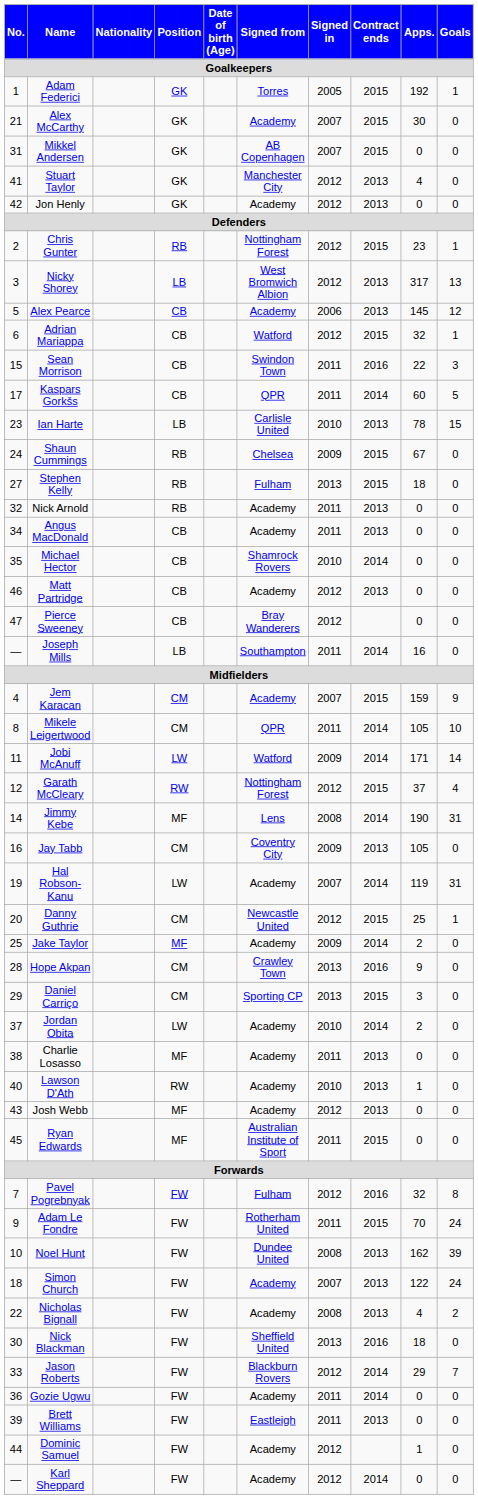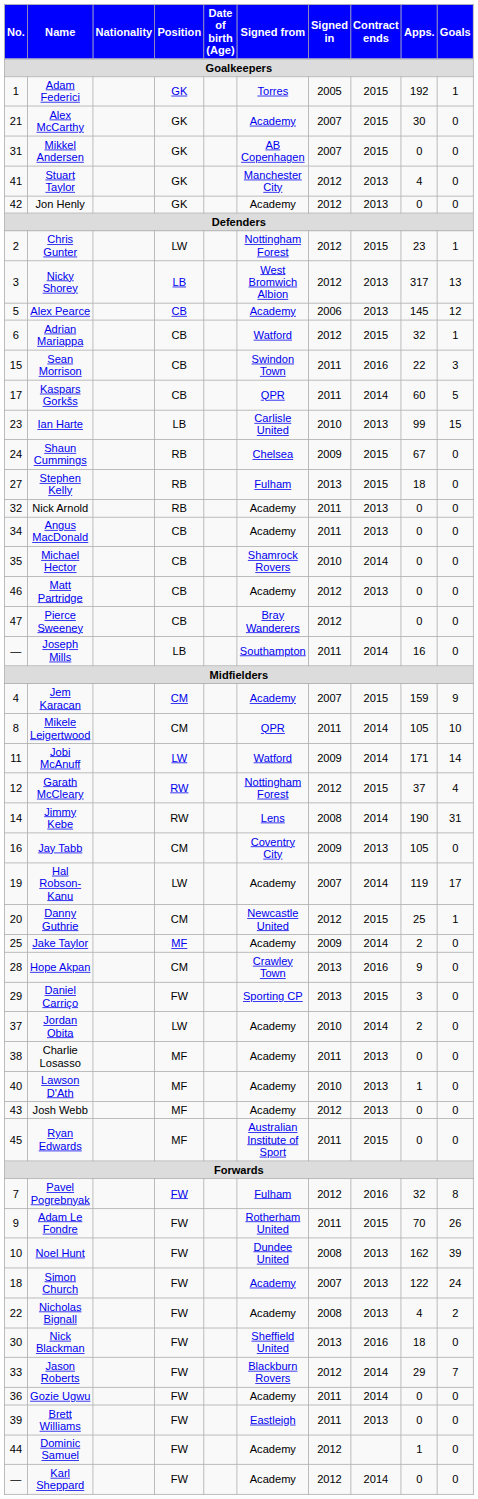(179, 246) RB -> (179, 246) LW
(419, 425) 78 -> (419, 425) 99
(179, 818) MF -> (179, 818) RW
(455, 884) 31 -> (455, 884) 17
(179, 997) CM -> (179, 997) FW
(179, 1087) RW -> (179, 1087) MF
(455, 1224) 24 -> (455, 1224) 26
